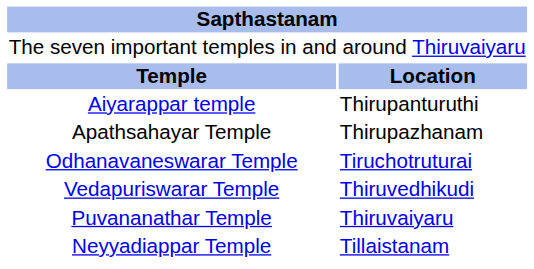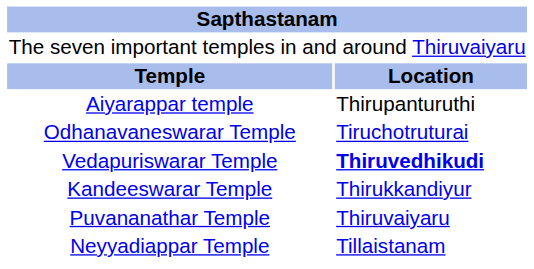- row: (172, 132)
(407, 189) normal -> (410, 161) bold
+ row: (170, 189)
